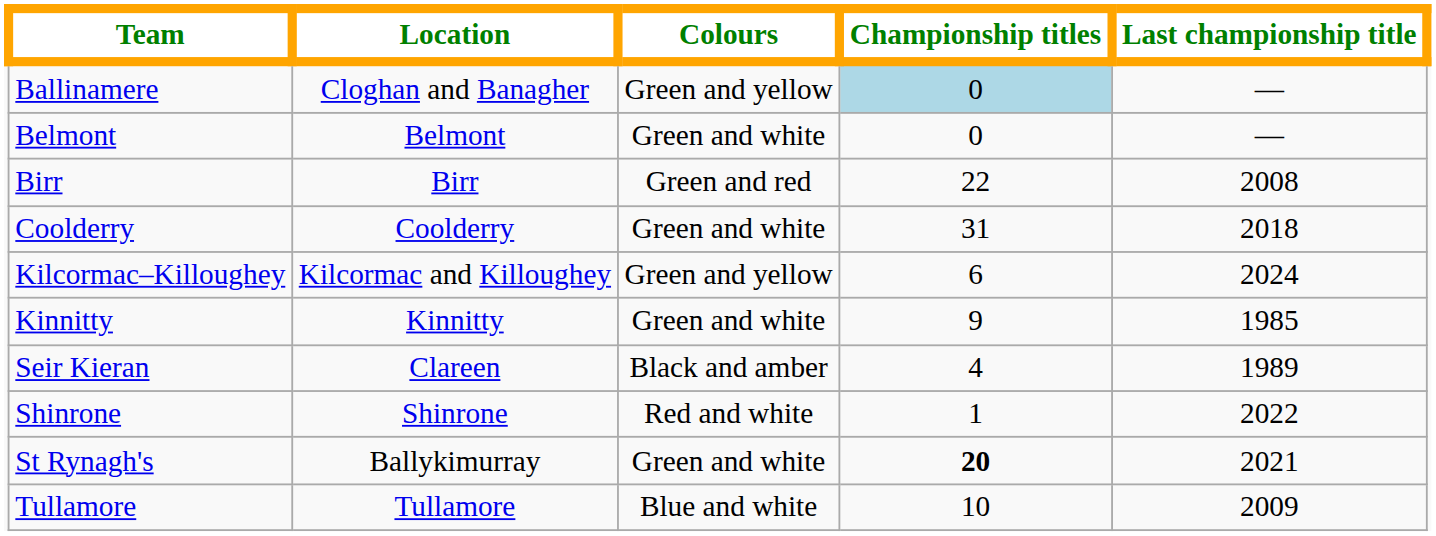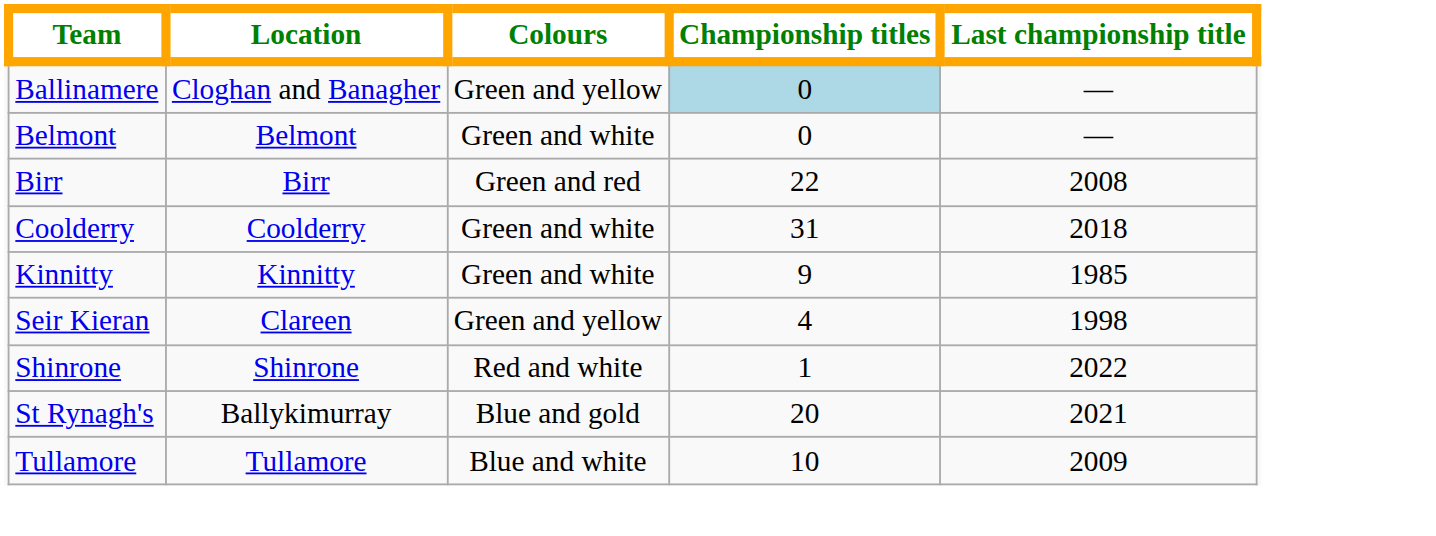- row: (150, 274)
(729, 367) Black and amber -> (558, 320) Green and yellow
(1269, 367) 1989 -> (1098, 320) 1998
(729, 460) Green and white -> (558, 413) Blue and gold
(976, 460) bold -> (805, 413) normal
